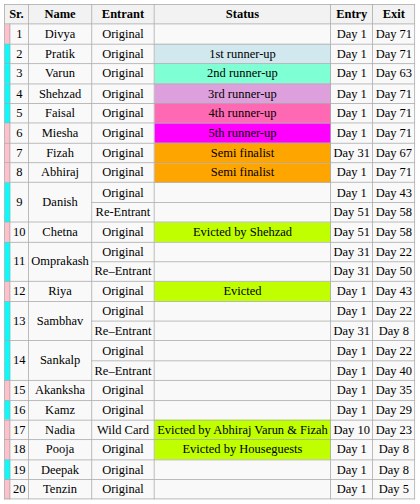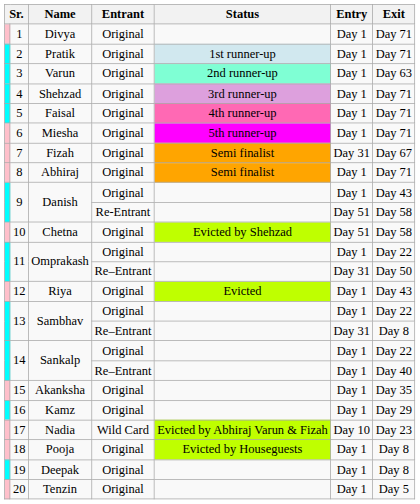(352, 251) Day 31 -> (352, 251) Day 1
